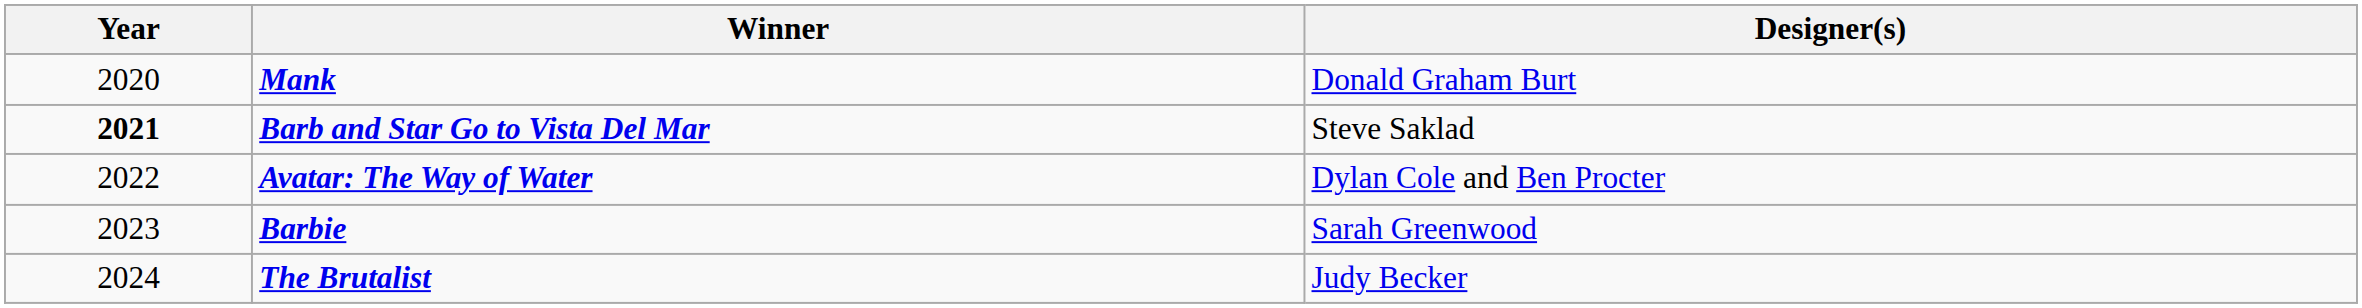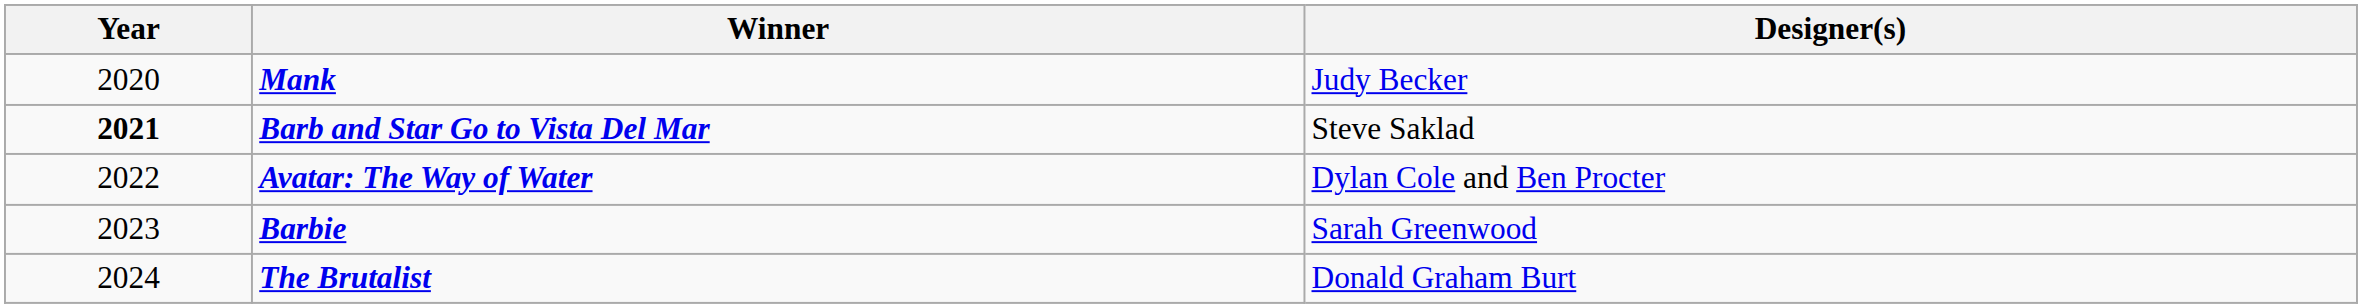(1444, 79) Donald Graham Burt -> (1389, 79) Judy Becker
(1389, 278) Judy Becker -> (1444, 278) Donald Graham Burt
